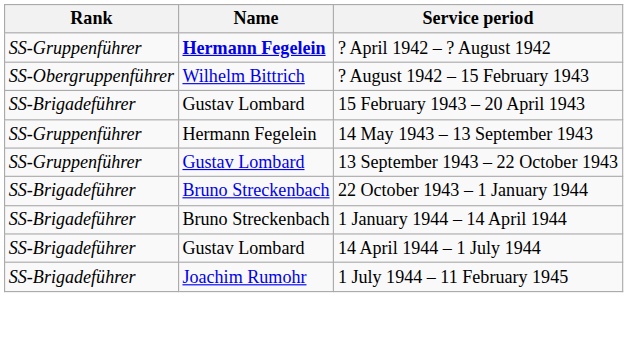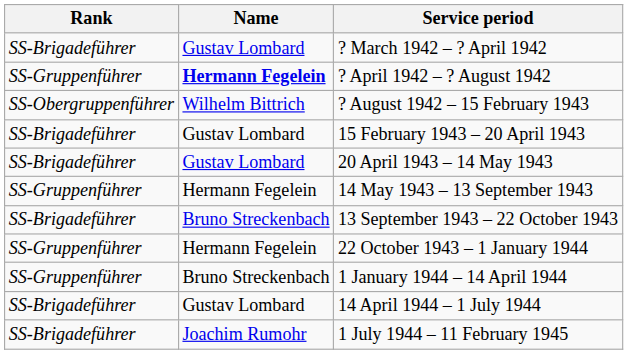+ row: (442, 47)
+ row: (445, 162)
(75, 162) SS-Gruppenführer -> (72, 219) SS-Brigadeführer
(243, 162) Gustav Lombard -> (256, 219) Bruno Streckenbach
(72, 190) SS-Brigadeführer -> (75, 248) SS-Gruppenführer
(256, 190) Bruno Streckenbach -> (249, 248) Hermann Fegelein
(72, 219) SS-Brigadeführer -> (75, 276) SS-Gruppenführer
